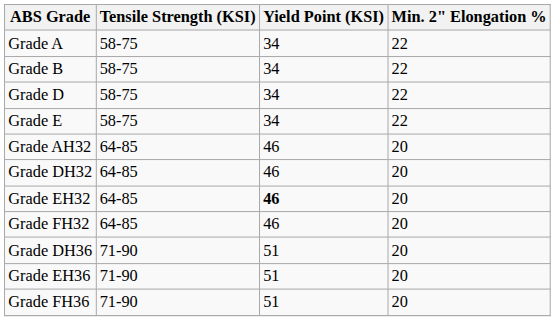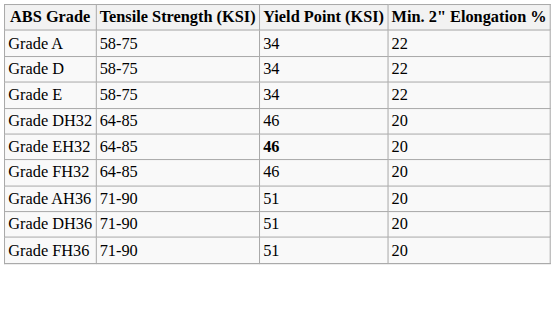- row: (36, 69)
- row: (50, 146)
+ row: (50, 198)
- row: (49, 276)
